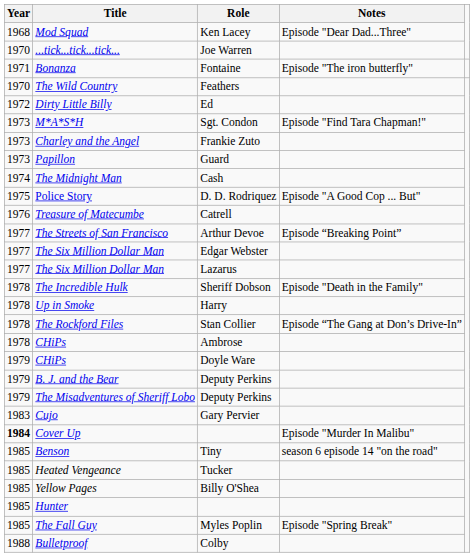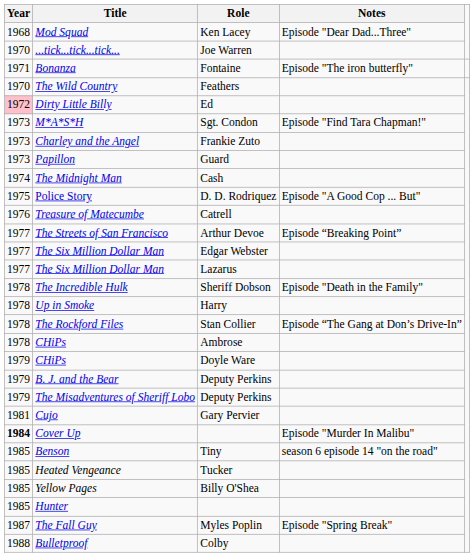(19, 104) no background -> (19, 104) pink background
(19, 415) 1983 -> (19, 415) 1981
(19, 525) 1985 -> (19, 525) 1987
